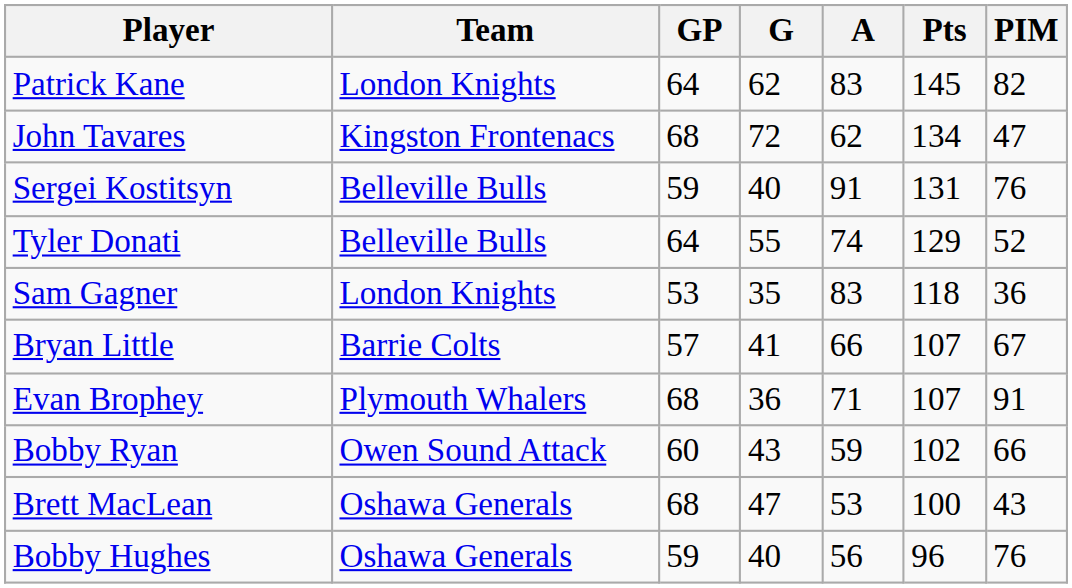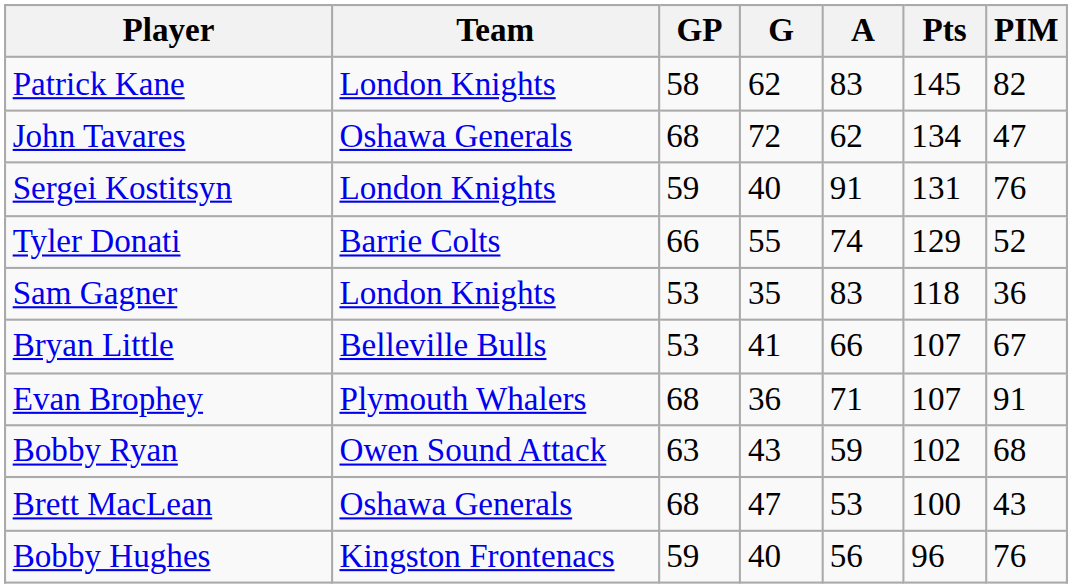(683, 83) 64 -> (683, 83) 58
(477, 135) Kingston Frontenacs -> (456, 135) Oshawa Generals
(443, 188) Belleville Bulls -> (448, 188) London Knights
(443, 240) Belleville Bulls -> (420, 240) Barrie Colts
(683, 240) 64 -> (683, 240) 66
(420, 345) Barrie Colts -> (443, 345) Belleville Bulls
(683, 345) 57 -> (683, 345) 53
(683, 450) 60 -> (683, 450) 63
(1010, 450) 66 -> (1010, 450) 68
(456, 556) Oshawa Generals -> (477, 556) Kingston Frontenacs
